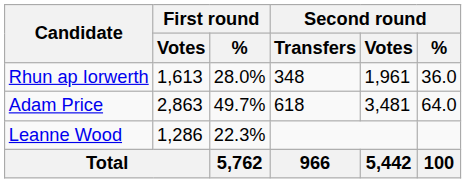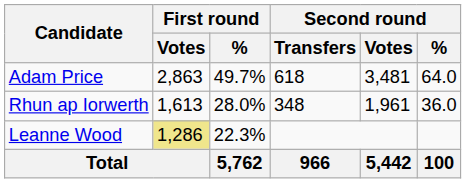rows swapped: (56, 105) <-> (79, 76)
(180, 134) no background -> (180, 134) khaki background
